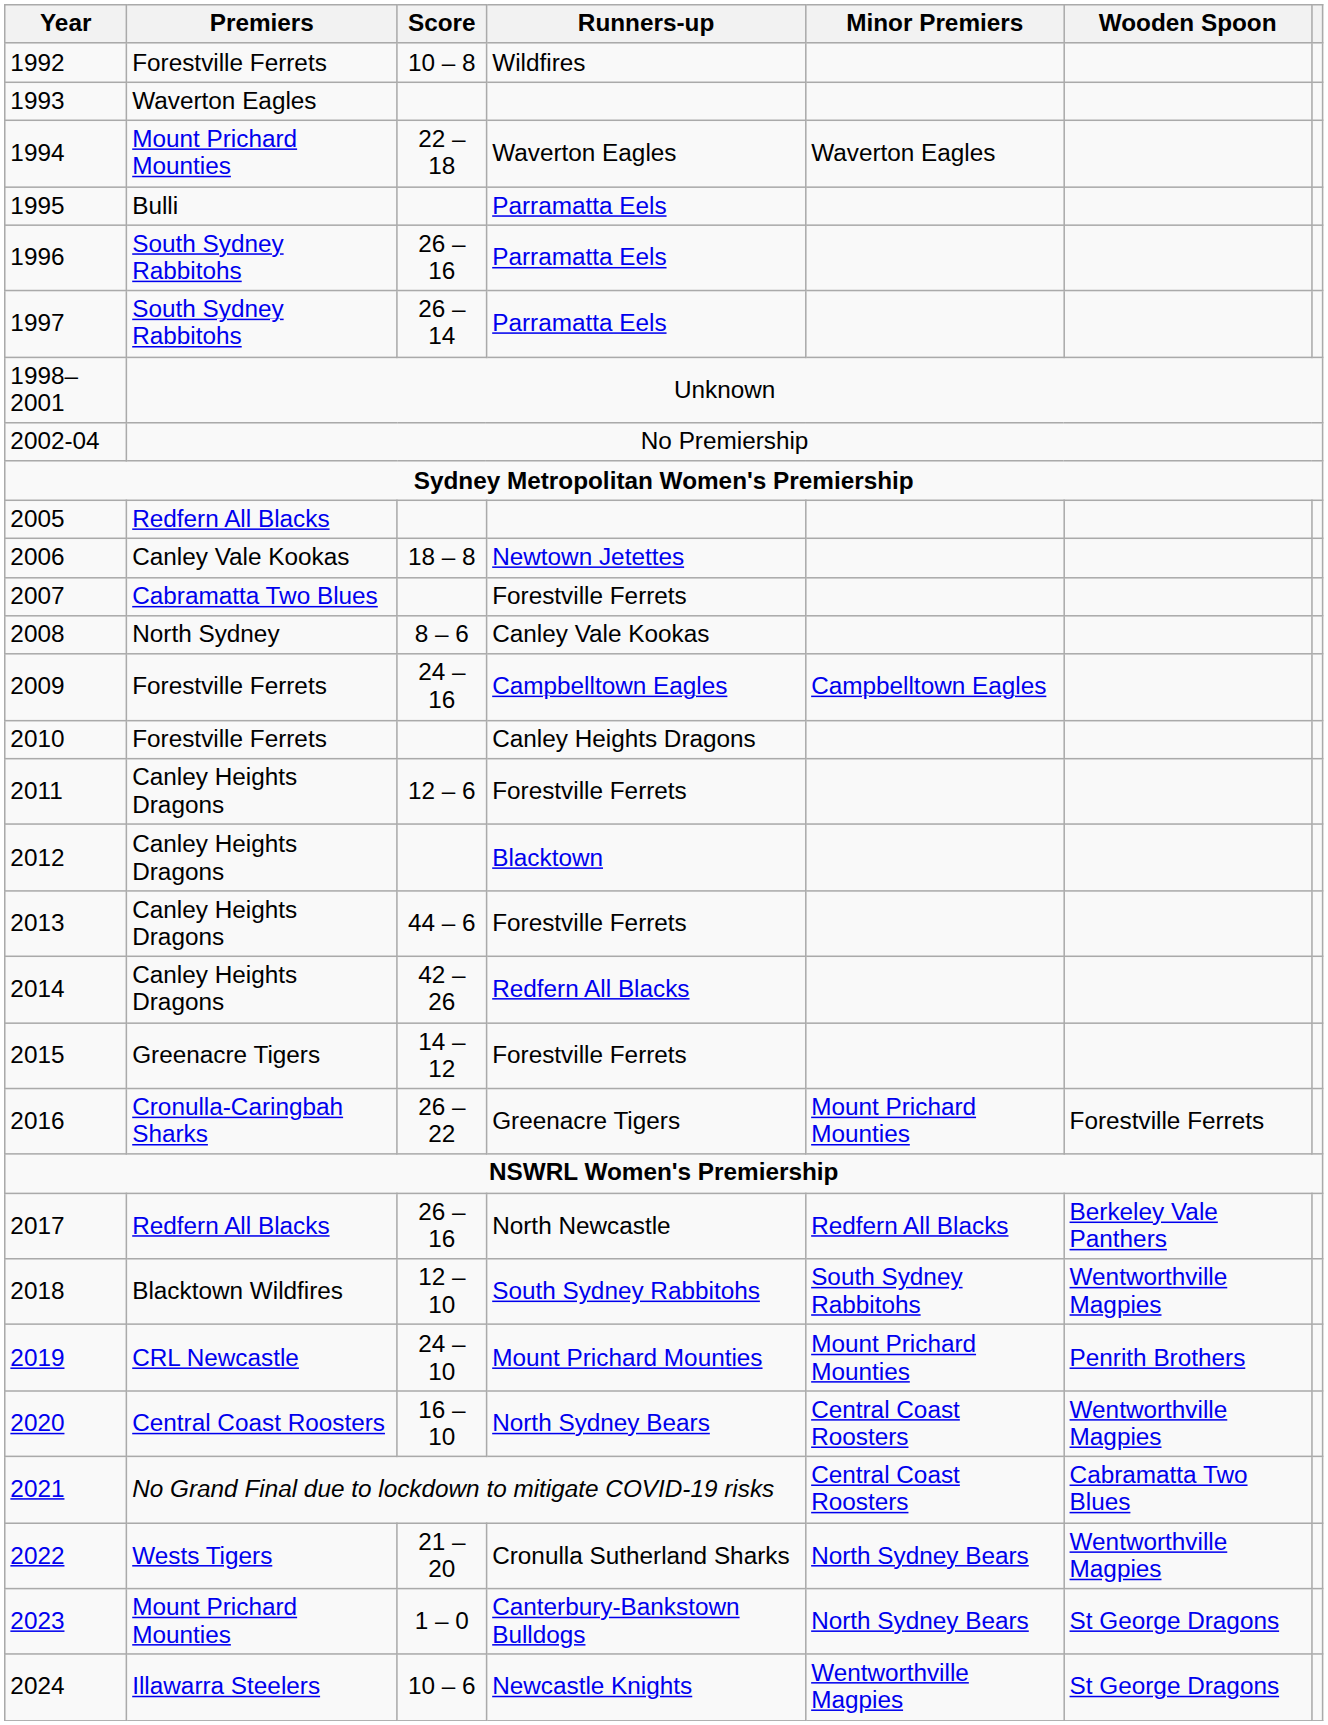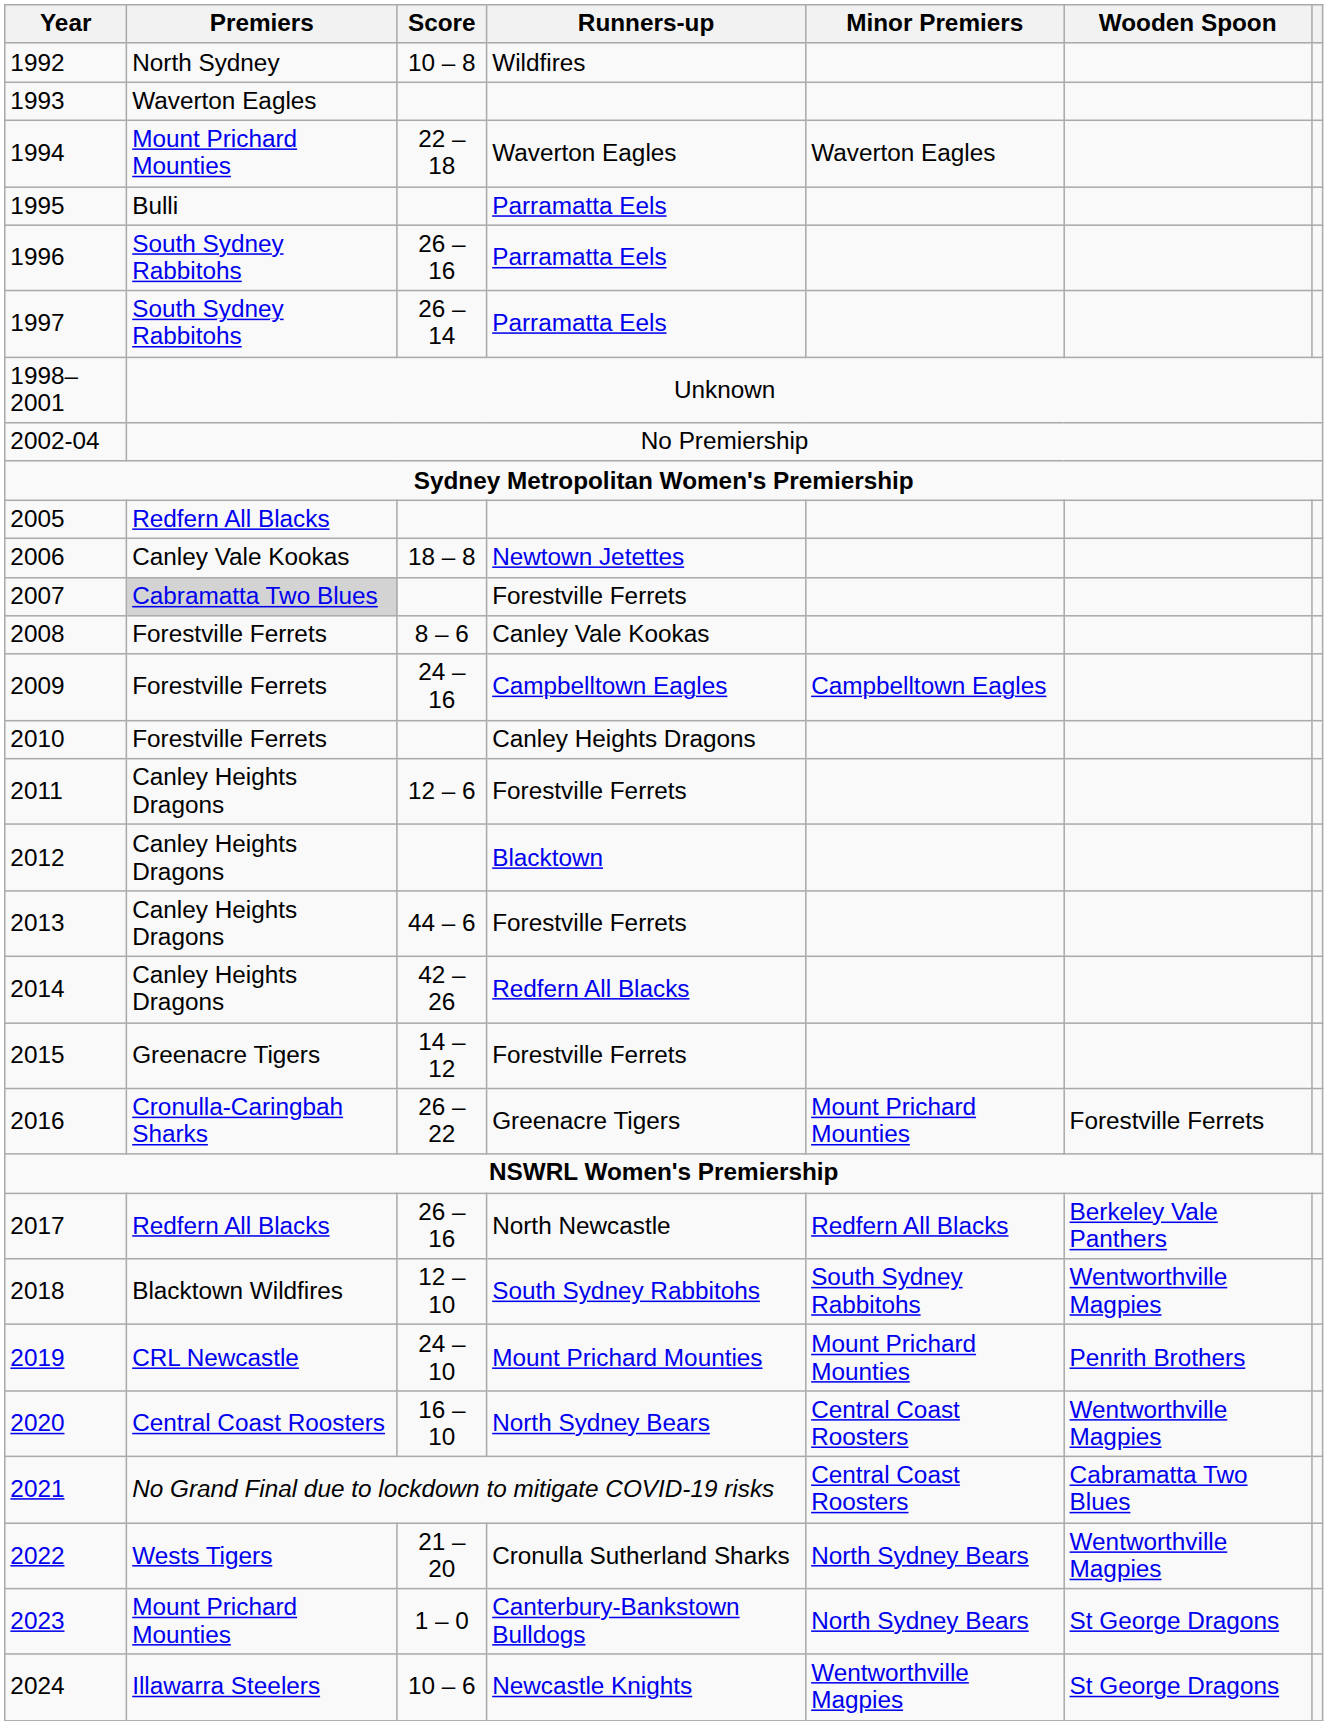(230, 62) Forestville Ferrets -> (206, 62) North Sydney
(255, 596) no background -> (255, 596) lightgrey background
(206, 634) North Sydney -> (230, 634) Forestville Ferrets
